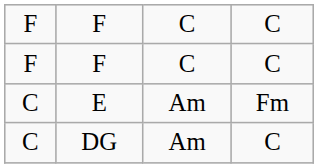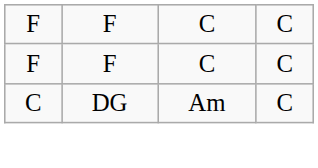- row: (30, 102)
